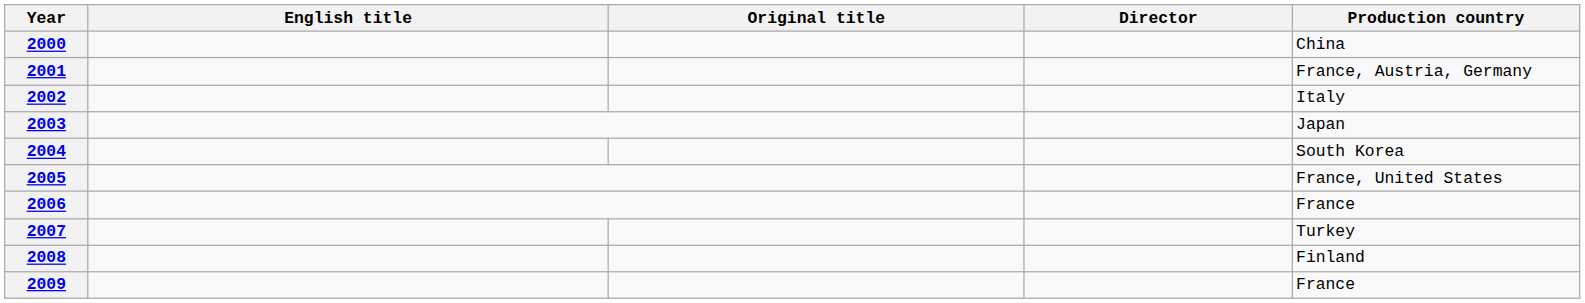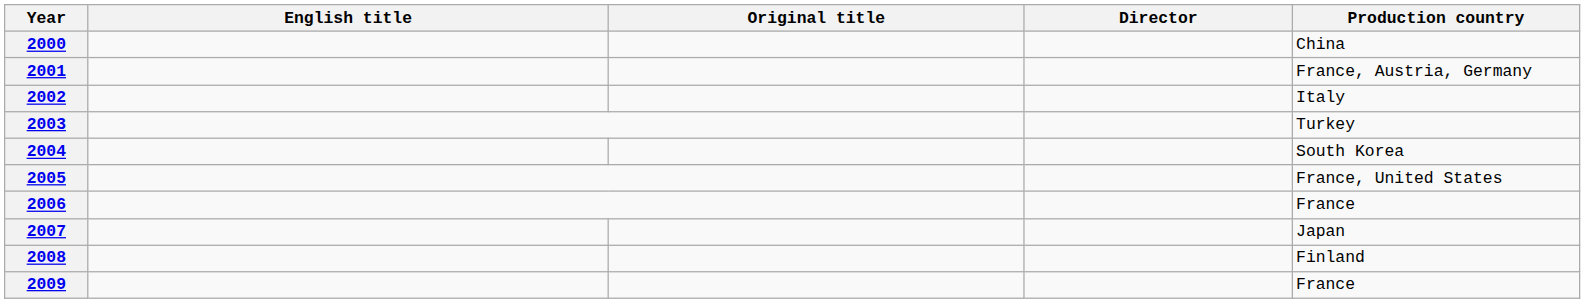(1321, 125) Japan -> (1326, 125) Turkey
(1326, 232) Turkey -> (1321, 232) Japan
